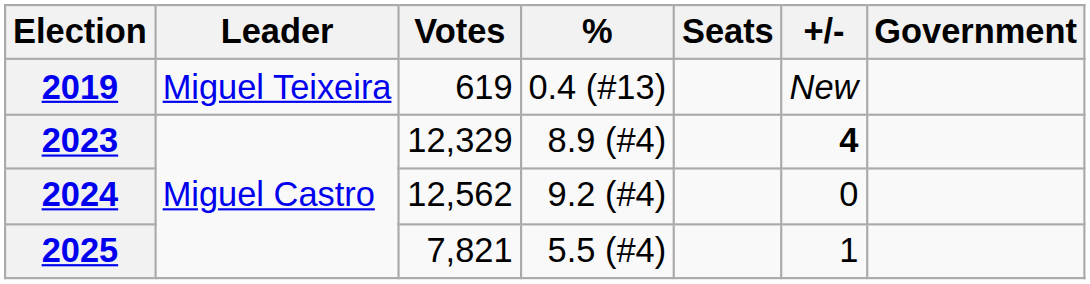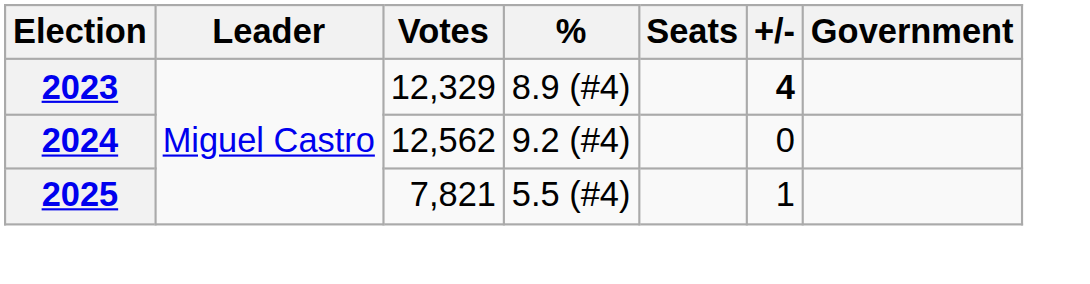- row: (80, 86)
